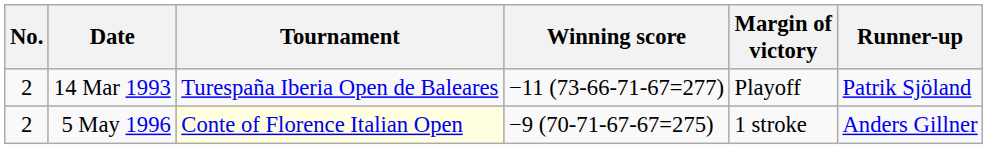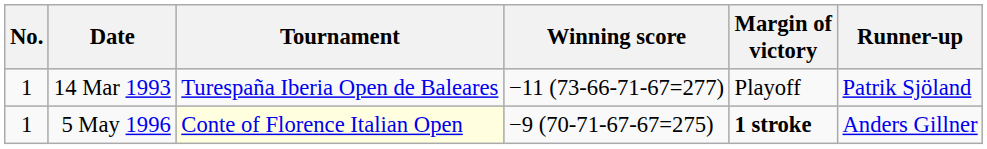(27, 87) 2 -> (27, 87) 1
(27, 124) 2 -> (27, 124) 1
(771, 124) normal -> (773, 124) bold
